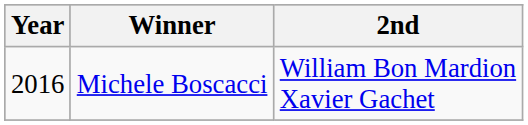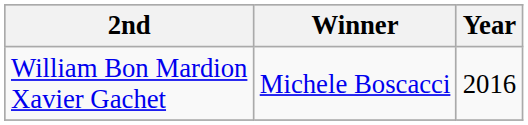columns swapped: (38, 25) <-> (398, 25)
